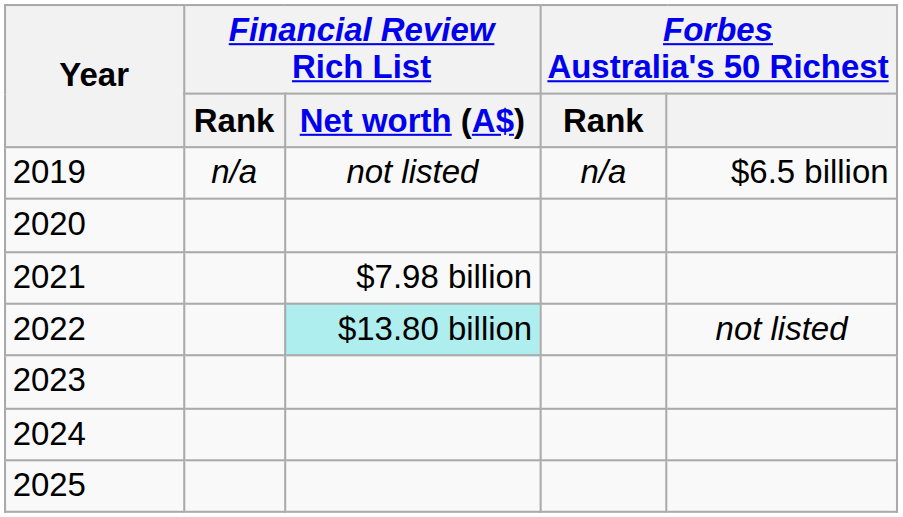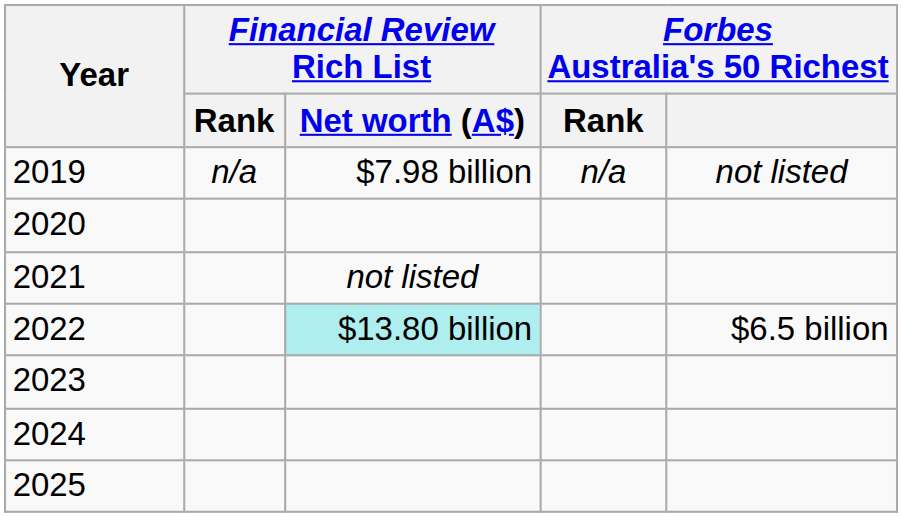(412, 172) not listed -> (444, 172) $7.98 billion
(810, 172) $6.5 billion -> (782, 172) not listed
(444, 276) $7.98 billion -> (412, 276) not listed
(782, 329) not listed -> (810, 329) $6.5 billion
